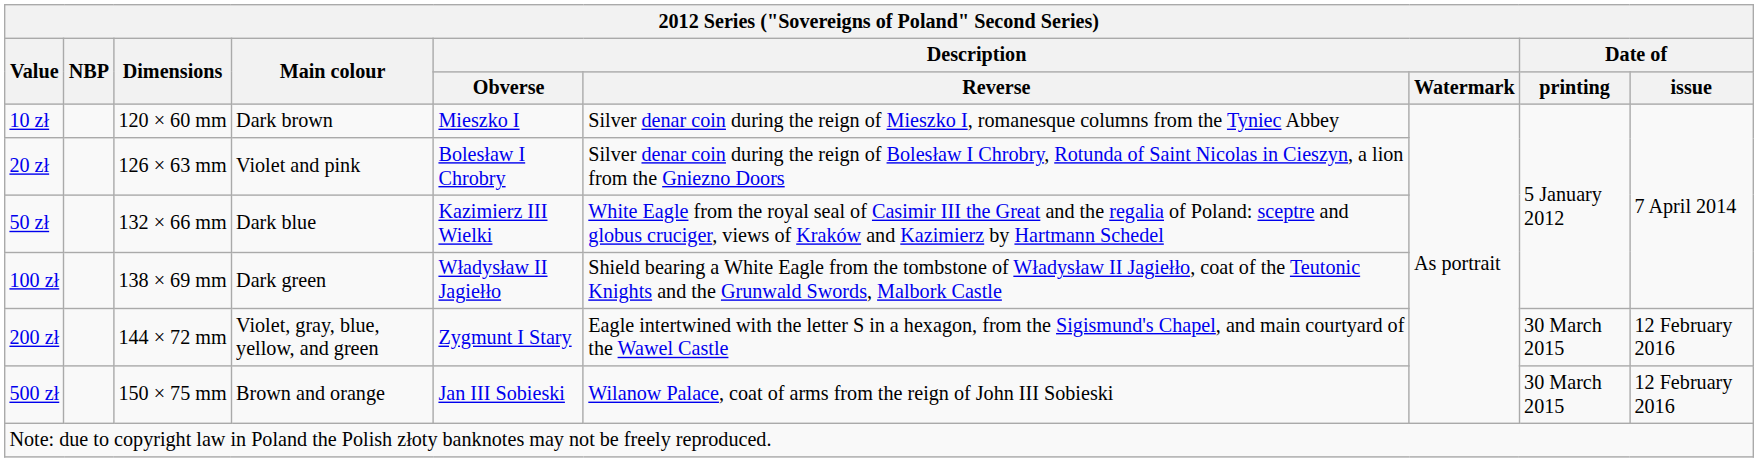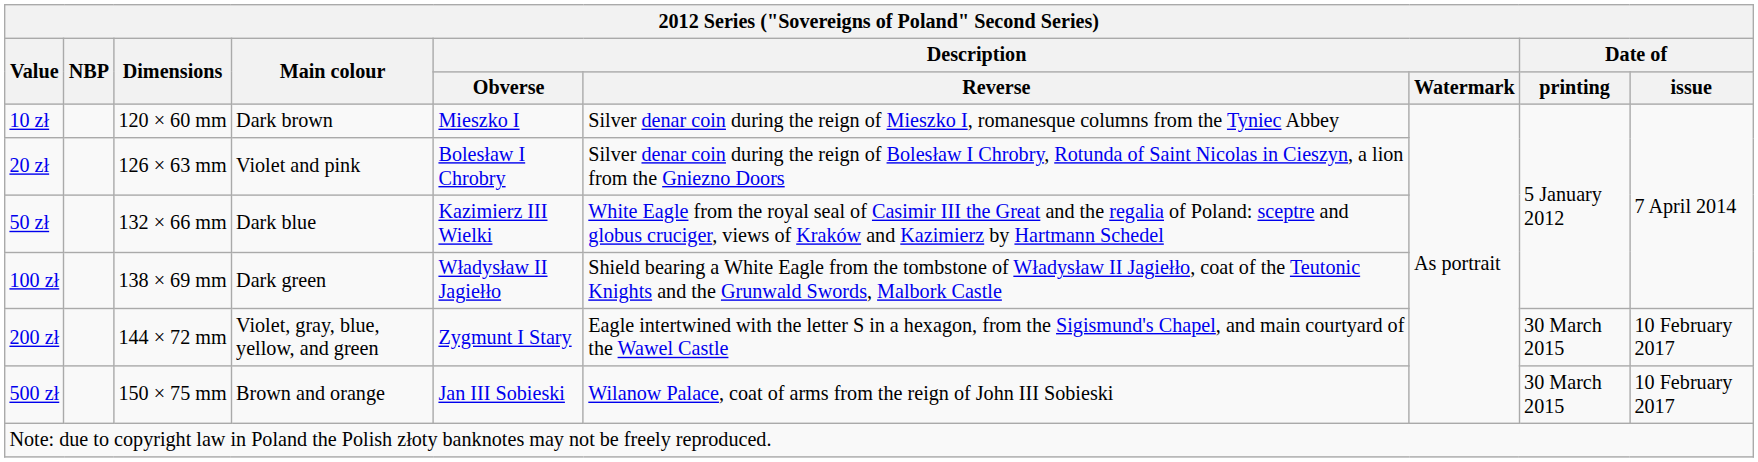(1683, 337) 12 February 2016 -> (1683, 337) 10 February 2017
(1683, 394) 12 February 2016 -> (1683, 394) 10 February 2017
